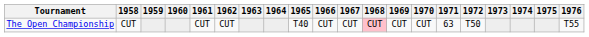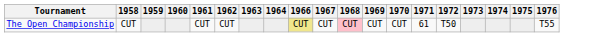- column: (301, 12)
(325, 25) no background -> (301, 25) khaki background
(448, 25) 63 -> (424, 25) 61
